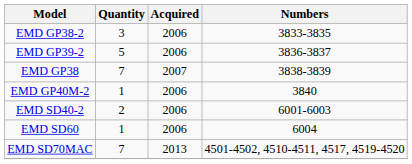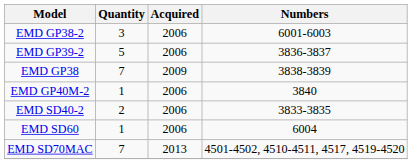(305, 33) 3833-3835 -> (305, 33) 6001-6003
(175, 71) 2007 -> (175, 71) 2009
(305, 110) 6001-6003 -> (305, 110) 3833-3835
